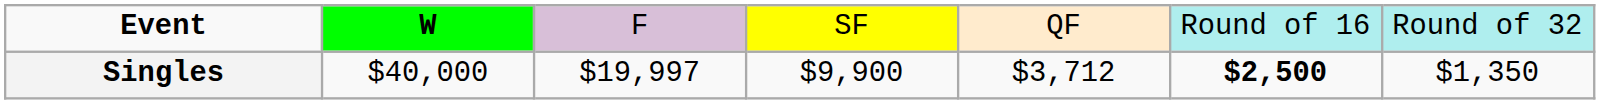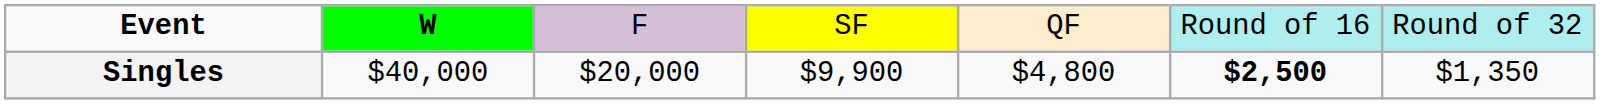(640, 75) $19,997 -> (640, 75) $20,000
(1063, 75) $3,712 -> (1063, 75) $4,800
